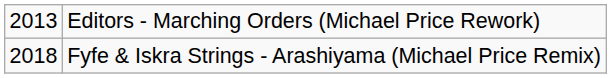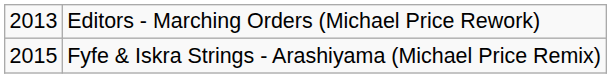(33, 55) 2018 -> (33, 55) 2015
